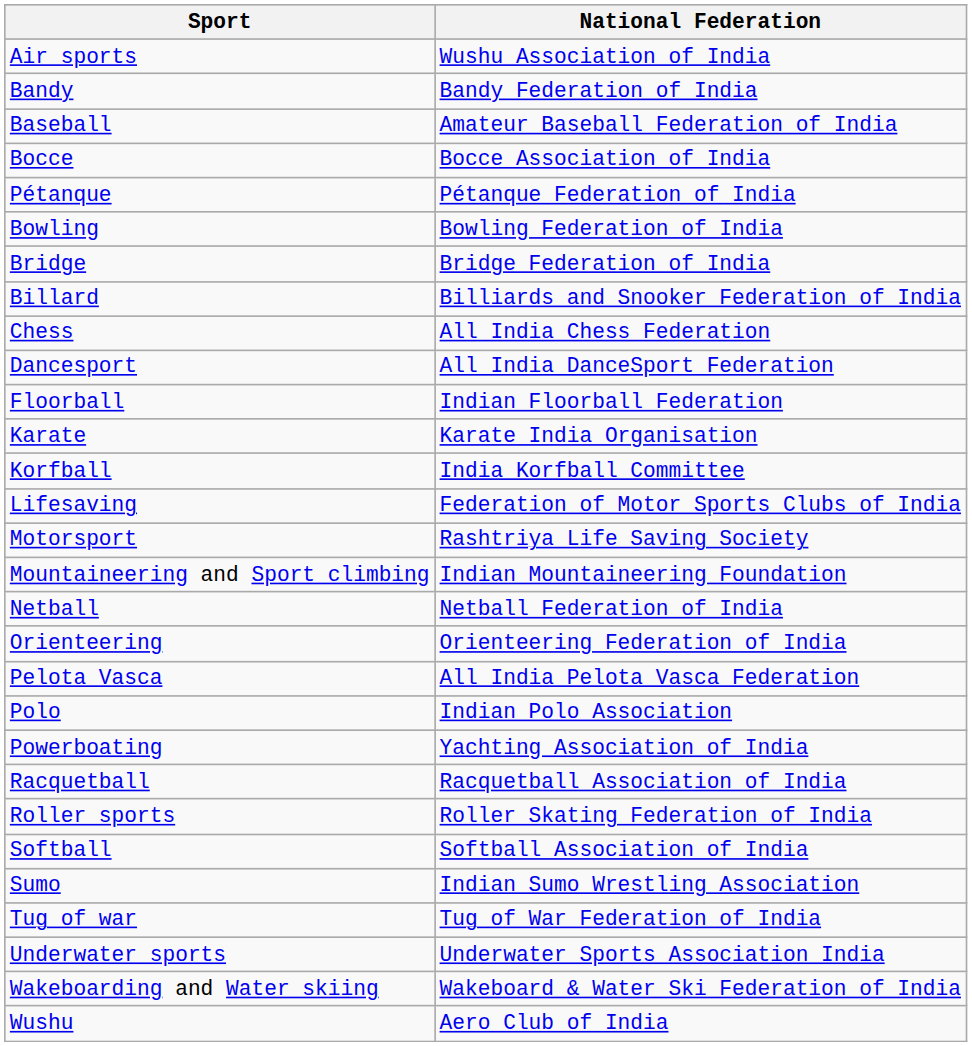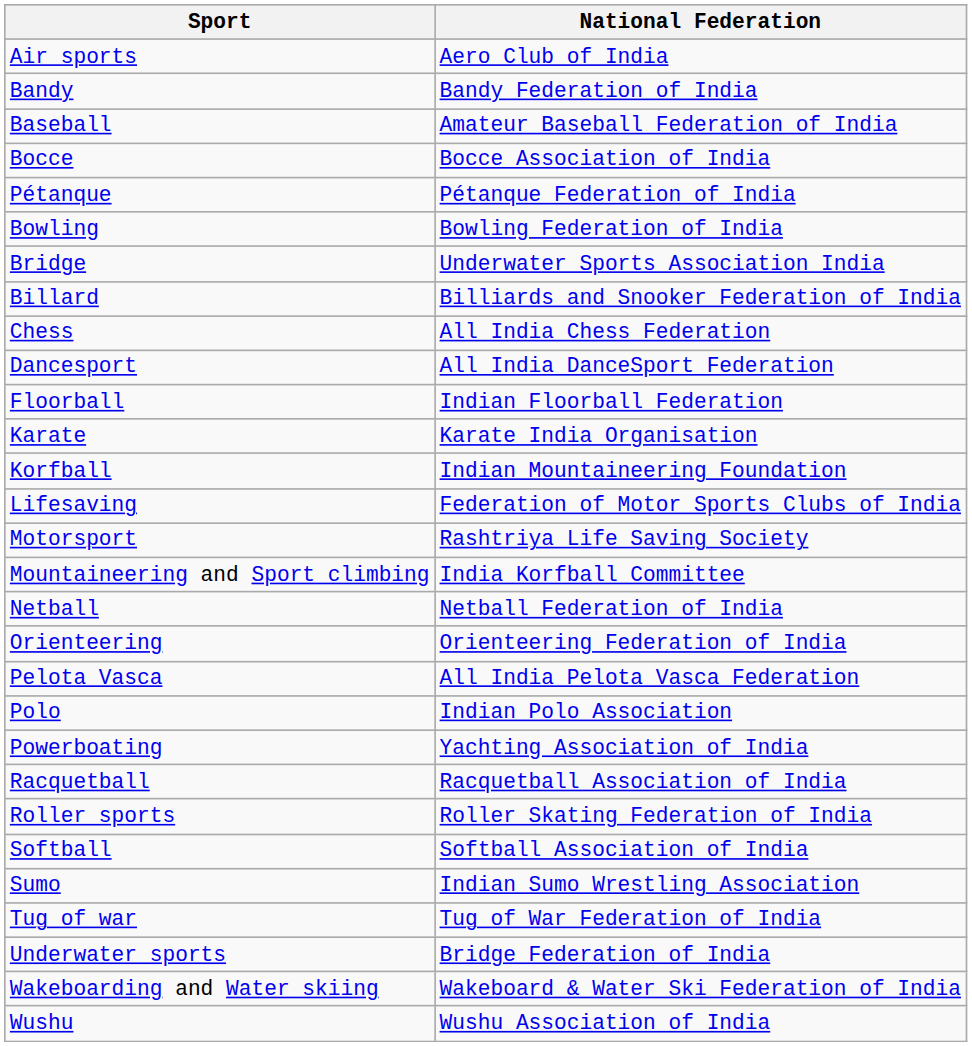(605, 57) Wushu Association of India -> (554, 57) Aero Club of India
(605, 264) Bridge Federation of India -> (662, 264) Underwater Sports Association India
(592, 471) India Korfball Committee -> (643, 471) Indian Mountaineering Foundation
(643, 575) Indian Mountaineering Foundation -> (592, 575) India Korfball Committee
(662, 955) Underwater Sports Association India -> (605, 955) Bridge Federation of India
(554, 1024) Aero Club of India -> (605, 1024) Wushu Association of India
